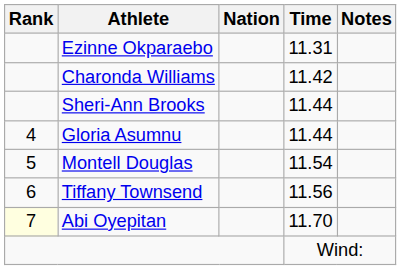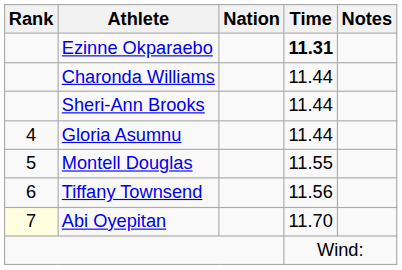(311, 47) normal -> (311, 47) bold
(311, 76) 11.42 -> (311, 76) 11.44
(311, 163) 11.54 -> (311, 163) 11.55
